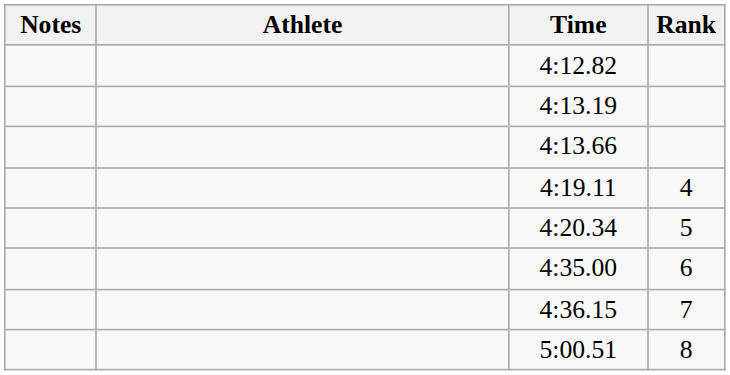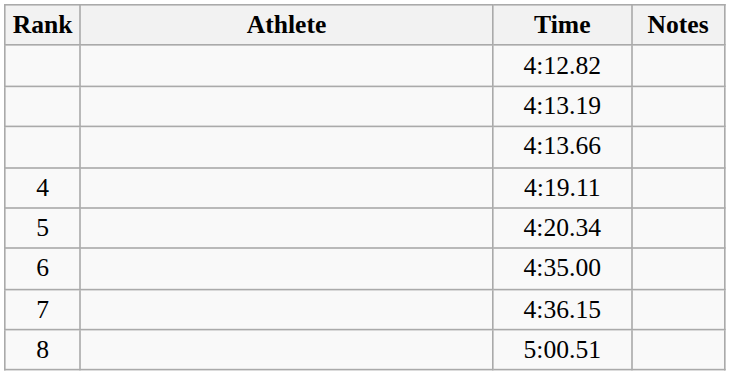columns swapped: (686, 24) <-> (51, 24)
